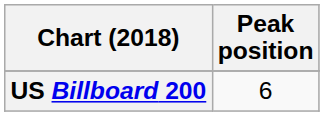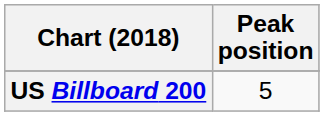(266, 90) 6 -> (266, 90) 5
